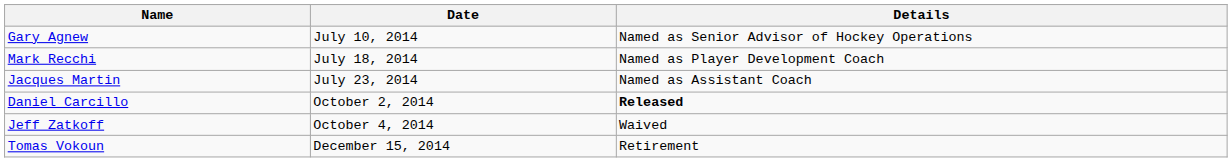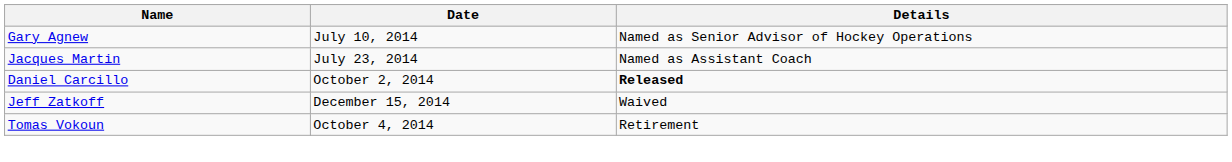- row: (52, 59)
(374, 125) October 4, 2014 -> (382, 103) December 15, 2014
(382, 146) December 15, 2014 -> (374, 125) October 4, 2014
